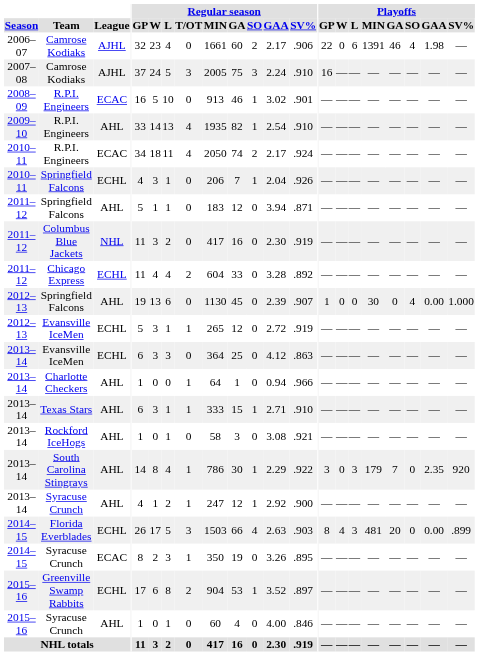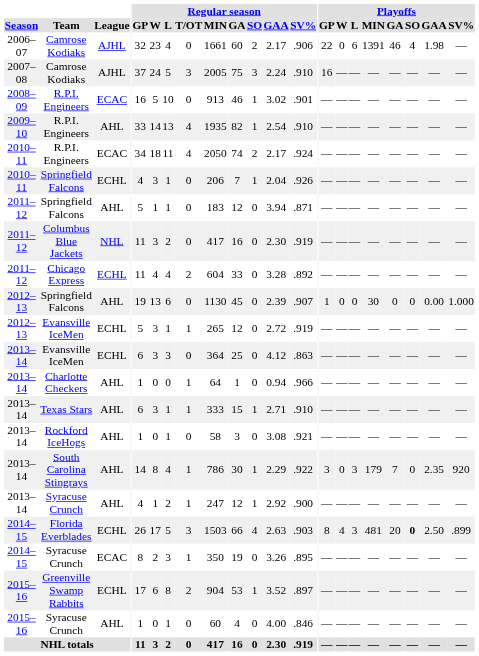(412, 301) 4 -> (412, 301) 0
(412, 530) normal -> (412, 530) bold
(434, 530) 0.00 -> (434, 530) 2.50
